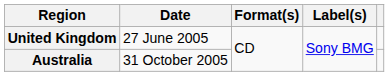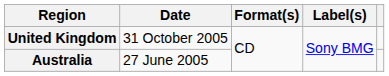(166, 37) 27 June 2005 -> (175, 37) 31 October 2005
(175, 60) 31 October 2005 -> (166, 60) 27 June 2005
